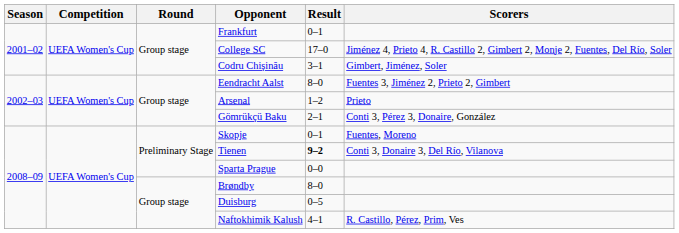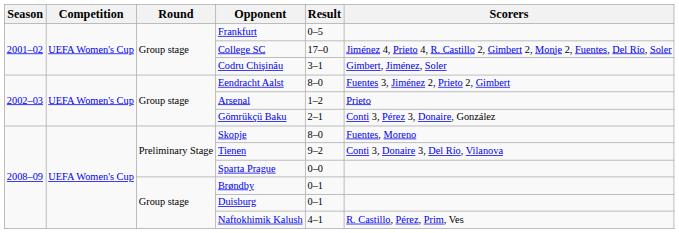(315, 32) 0–1 -> (315, 32) 0–5
(315, 134) 0–1 -> (315, 134) 8–0
(315, 151) bold -> (315, 151) normal
(315, 185) 8–0 -> (315, 185) 0–1
(315, 202) 0–5 -> (315, 202) 0–1
